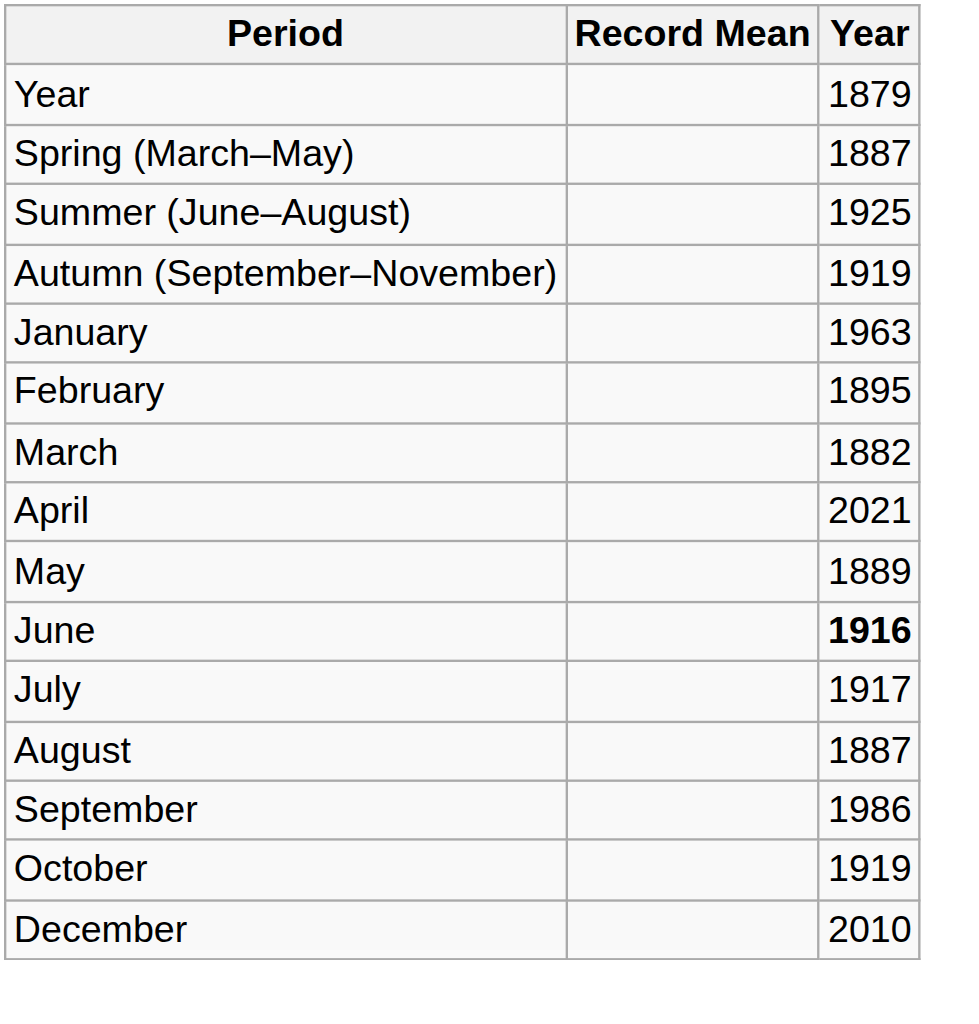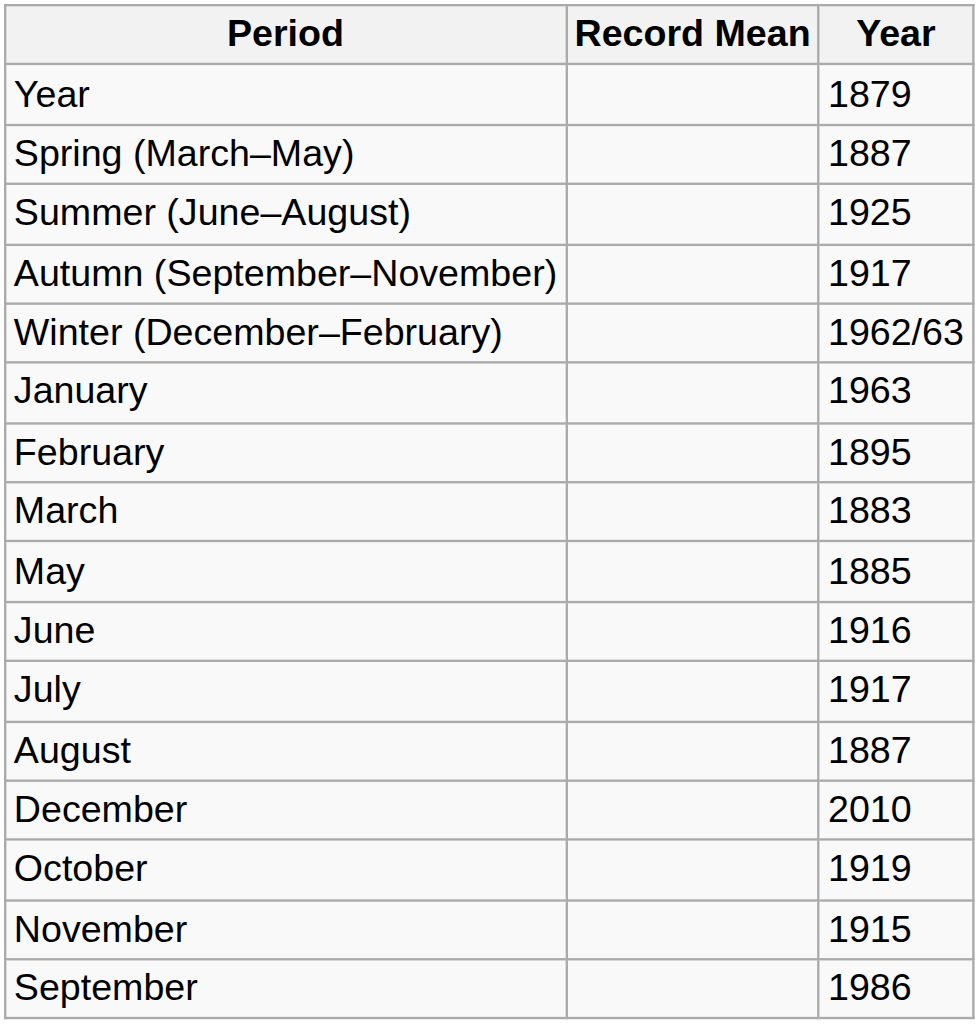(870, 272) 1919 -> (870, 272) 1917
+ row: (258, 332)
(870, 451) 1882 -> (870, 511) 1883
- row: (51, 511)
(870, 570) 1889 -> (870, 570) 1885
(870, 630) bold -> (870, 630) normal
rows swapped: (106, 809) <-> (101, 928)
+ row: (101, 928)
